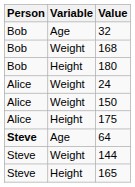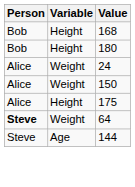- row: (104, 31)
(67, 48) Weight -> (66, 31) Height
(60, 137) Age -> (67, 119) Weight
(67, 155) Weight -> (60, 137) Age
- row: (108, 173)
